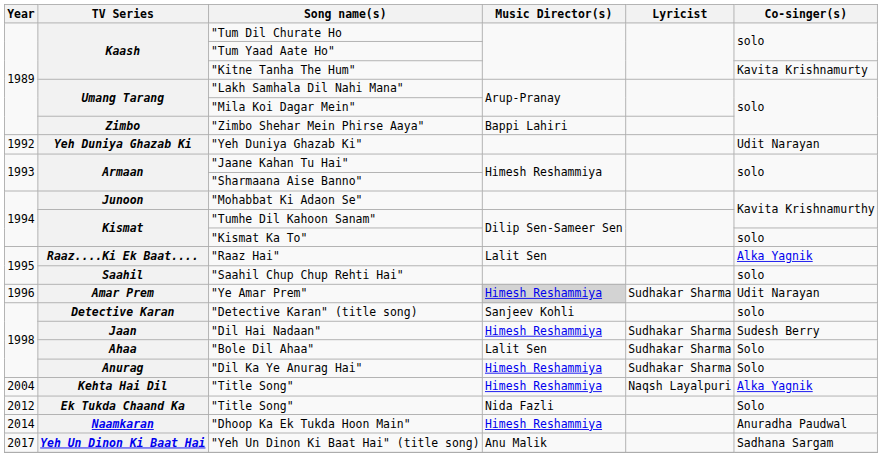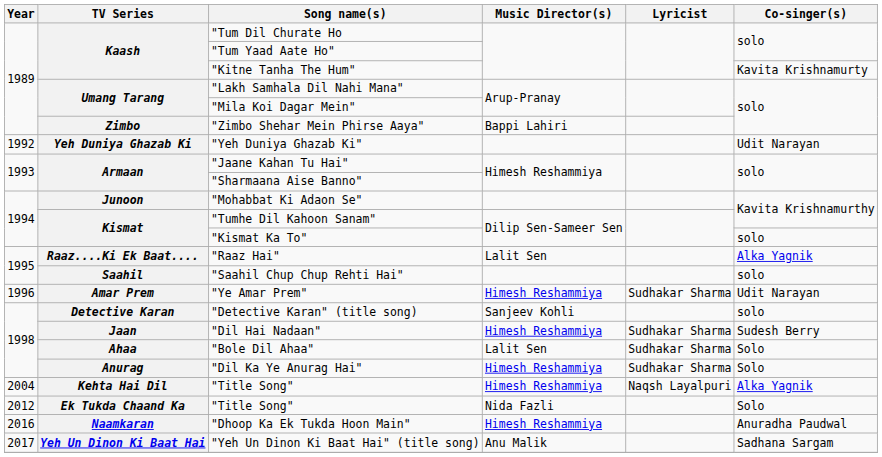(544, 293) lightgrey background -> (544, 293) no background
(21, 424) 2014 -> (21, 424) 2016
